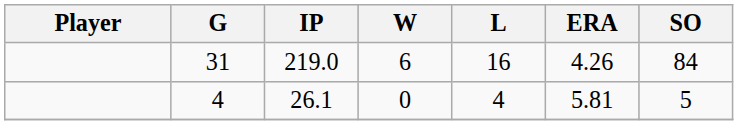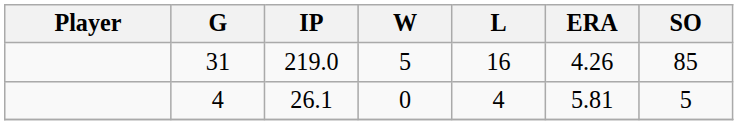(405, 61) 6 -> (405, 61) 5
(686, 61) 84 -> (686, 61) 85
